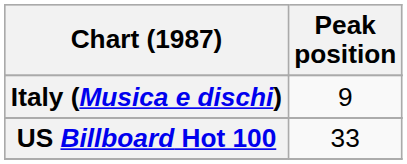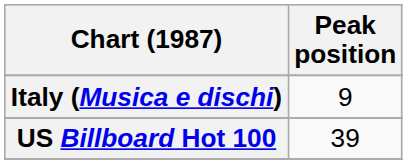(345, 138) 33 -> (345, 138) 39
